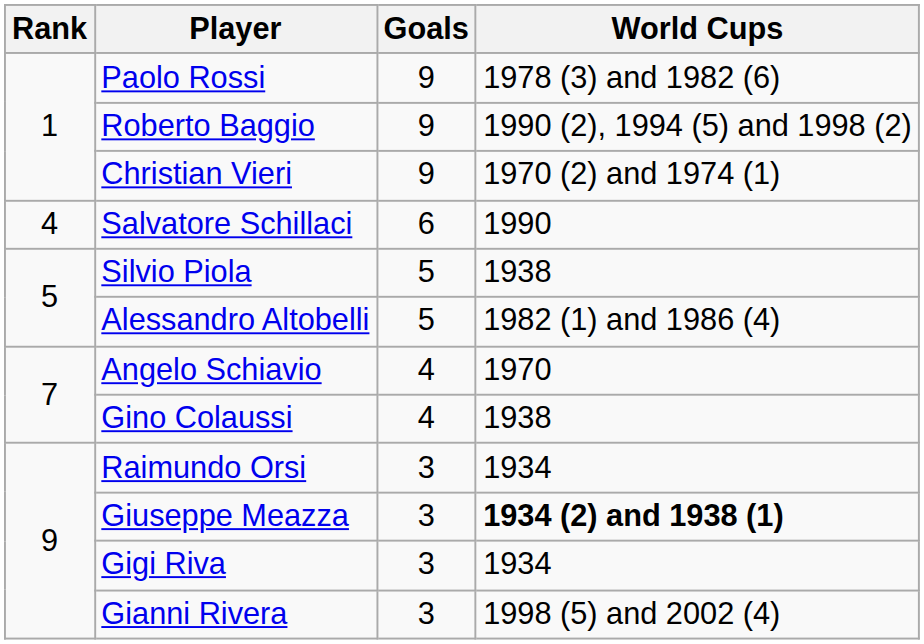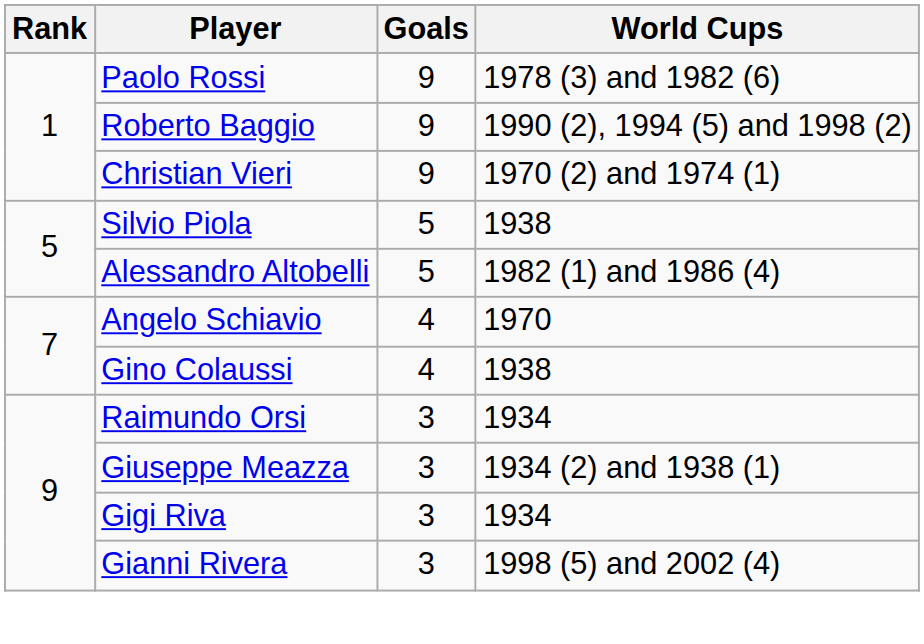- row: (227, 223)
(633, 516) bold -> (632, 467) normal
